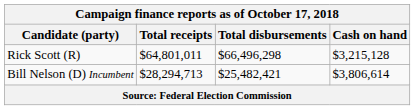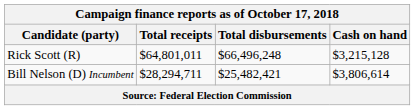(249, 54) $66,496,298 -> (249, 54) $66,496,248
(171, 74) $28,294,713 -> (171, 74) $28,294,711
